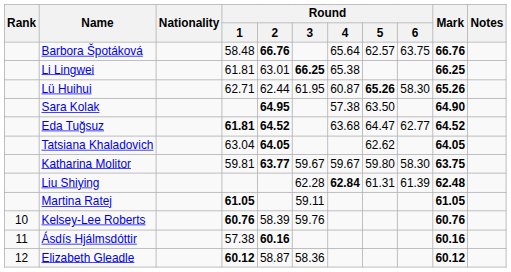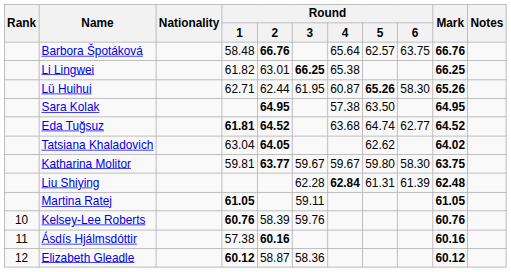(240, 70) 61.81 -> (240, 70) 61.82
(450, 107) 64.90 -> (450, 107) 64.95
(380, 126) 64.47 -> (380, 126) 64.74
(450, 145) 64.05 -> (450, 145) 64.02
